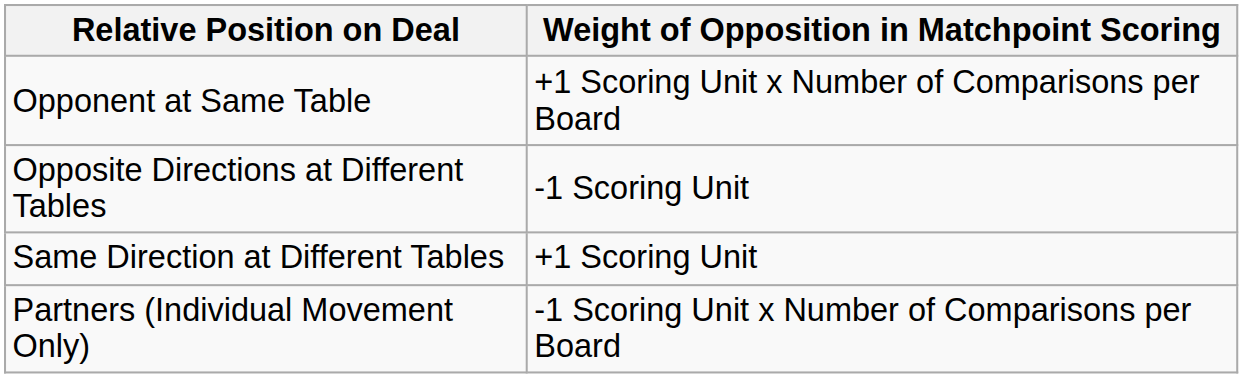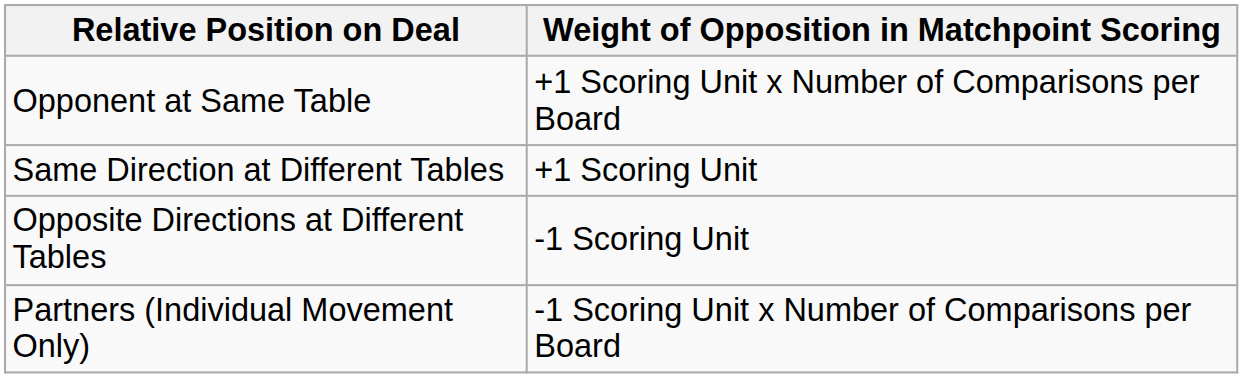rows swapped: (258, 257) <-> (238, 188)
